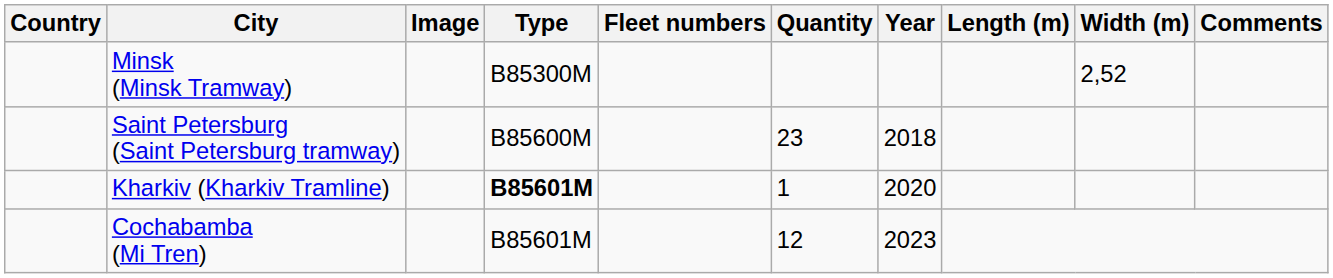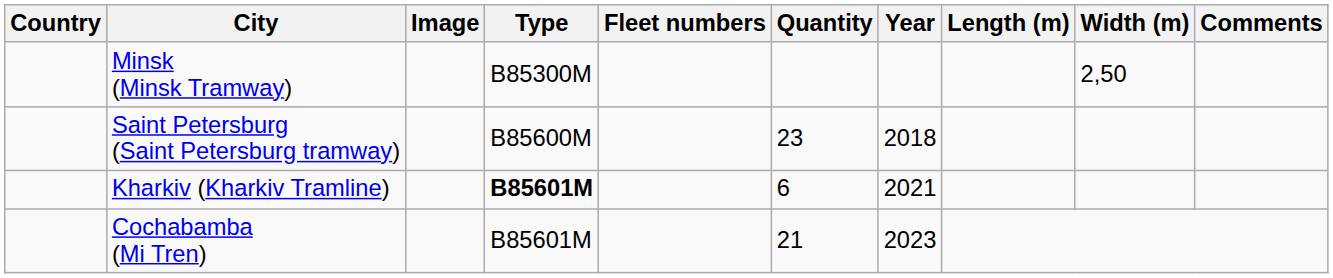(1104, 74) 2,52 -> (1104, 74) 2,50
(783, 189) 1 -> (783, 189) 6
(910, 189) 2020 -> (910, 189) 2021
(790, 240) 12 -> (790, 240) 21
